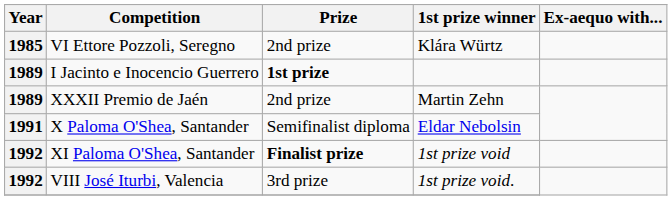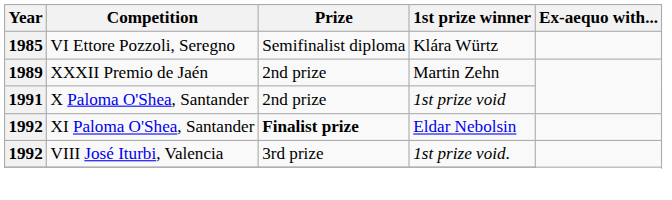(299, 45) 2nd prize -> (334, 45) Semifinalist diploma
- row: (155, 72)
(338, 126) Semifinalist diploma -> (294, 99) 2nd prize
(469, 126) Eldar Nebolsin -> (459, 99) 1st prize void
(464, 153) 1st prize void -> (465, 126) Eldar Nebolsin
